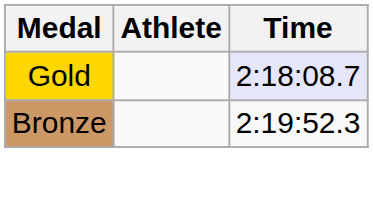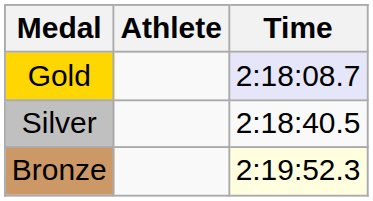+ row: (59, 123)
(298, 123) no background -> (298, 170) lightyellow background
